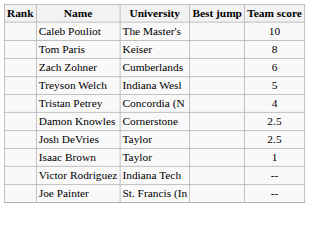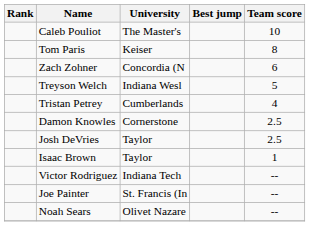(153, 67) Cumberlands -> (154, 67) Concordia (N
(154, 103) Concordia (N -> (153, 103) Cumberlands
+ row: (65, 211)
